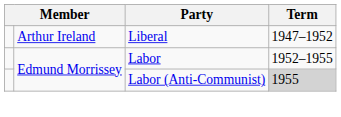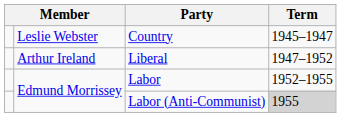+ row: (150, 36)
